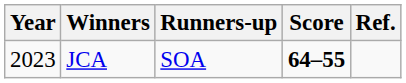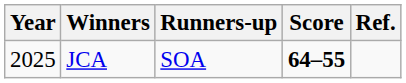(33, 58) 2023 -> (33, 58) 2025
